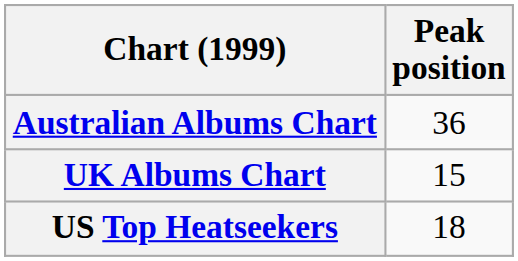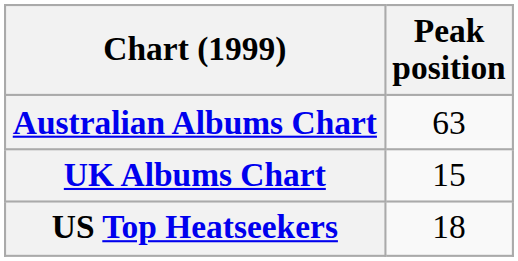(449, 121) 36 -> (449, 121) 63
